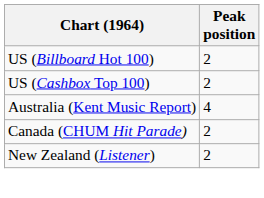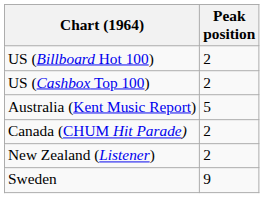(207, 107) 4 -> (207, 107) 5
+ row: (32, 180)
